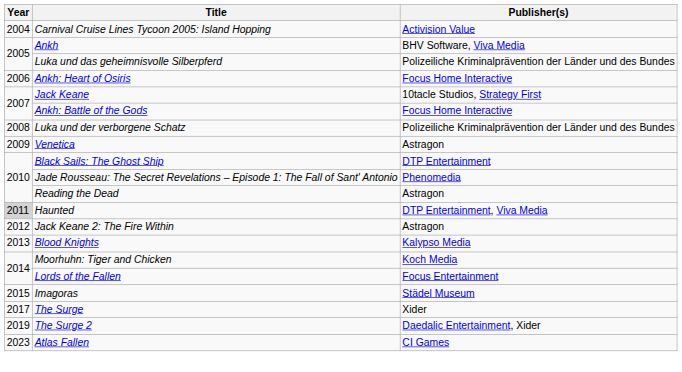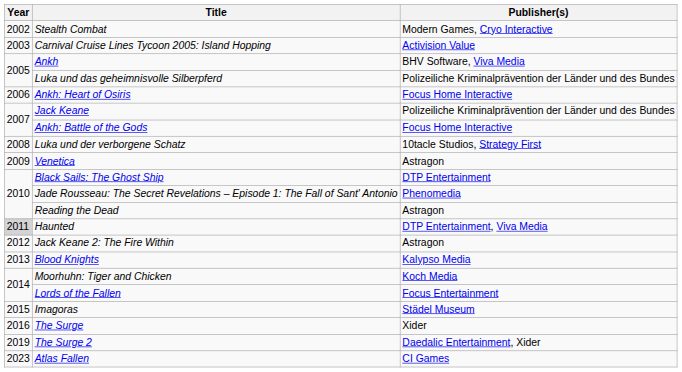+ row: (70, 29)
(18, 29) 2004 -> (18, 45) 2003
(472, 95) 10tacle Studios, Strategy First -> (539, 111) Polizeiliche Kriminalprävention der Länder und des Bundes
(539, 128) Polizeiliche Kriminalprävention der Länder und des Bundes -> (472, 144) 10tacle Studios, Strategy First
(18, 309) 2017 -> (18, 326) 2016
